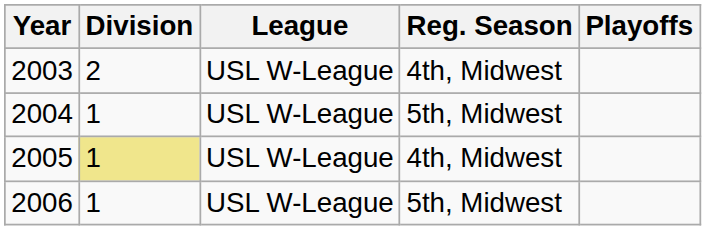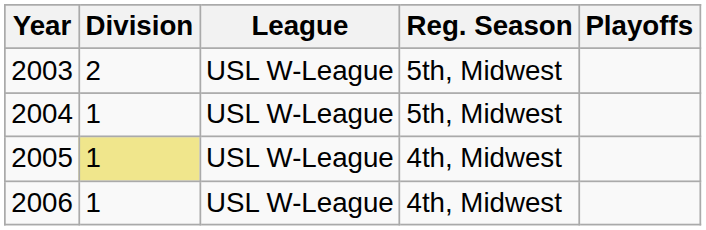(484, 70) 4th, Midwest -> (484, 70) 5th, Midwest
(484, 202) 5th, Midwest -> (484, 202) 4th, Midwest
